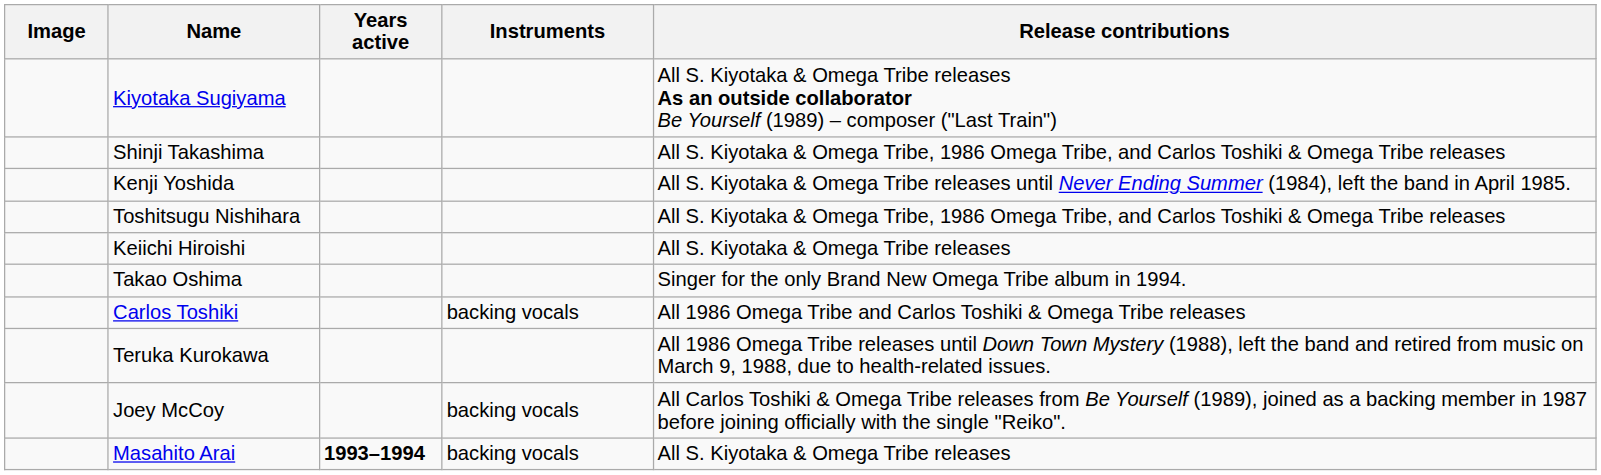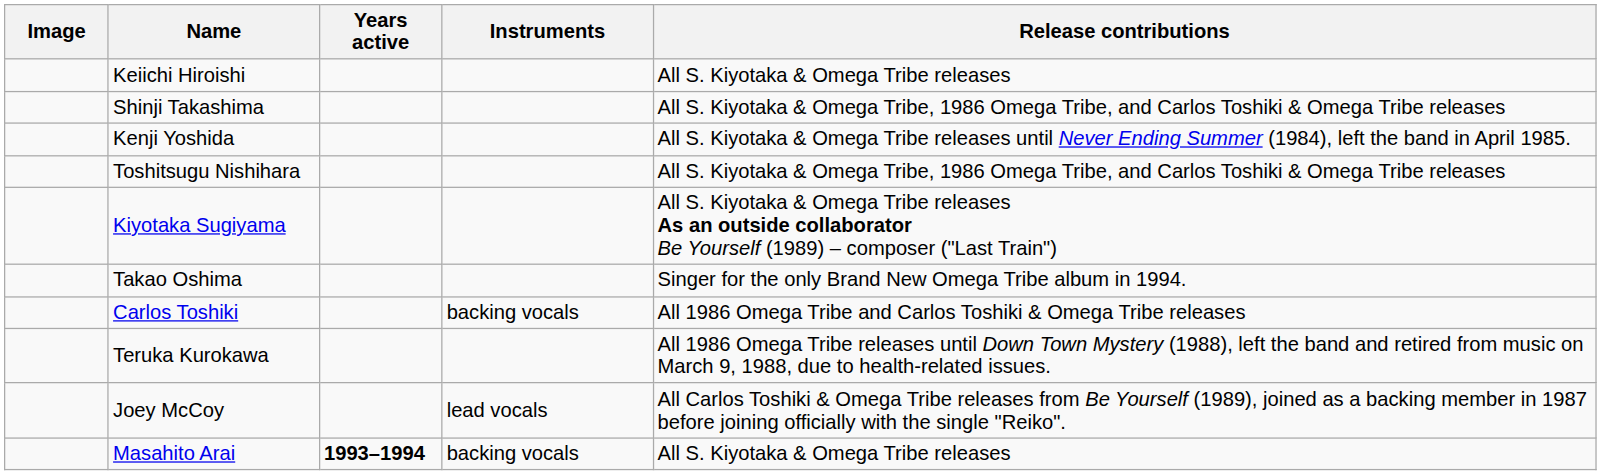rows swapped: (199, 97) <-> (179, 248)
(513, 410) backing vocals -> (497, 410) lead vocals
